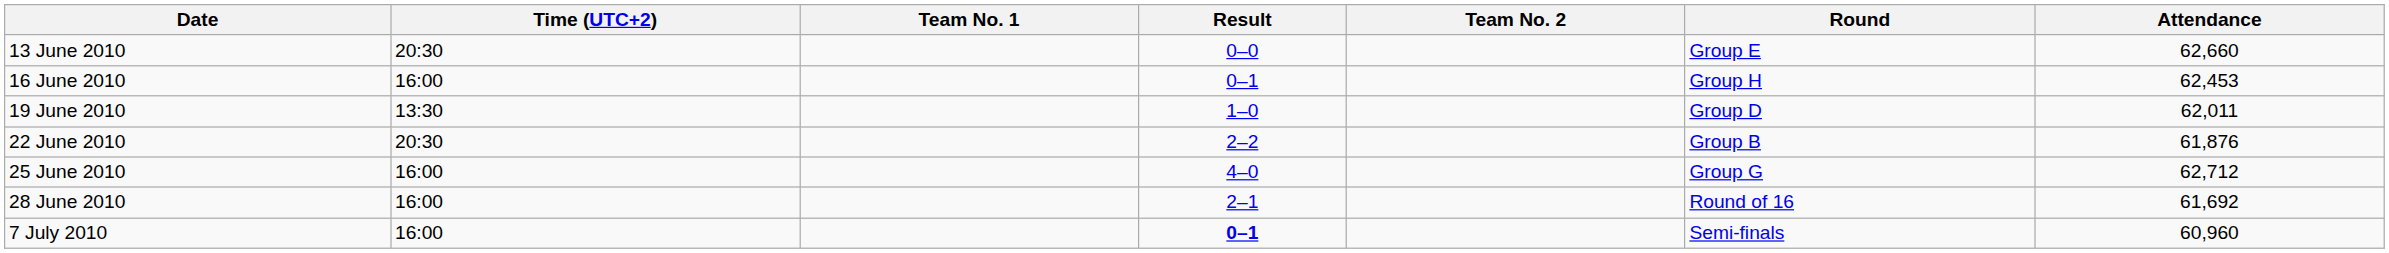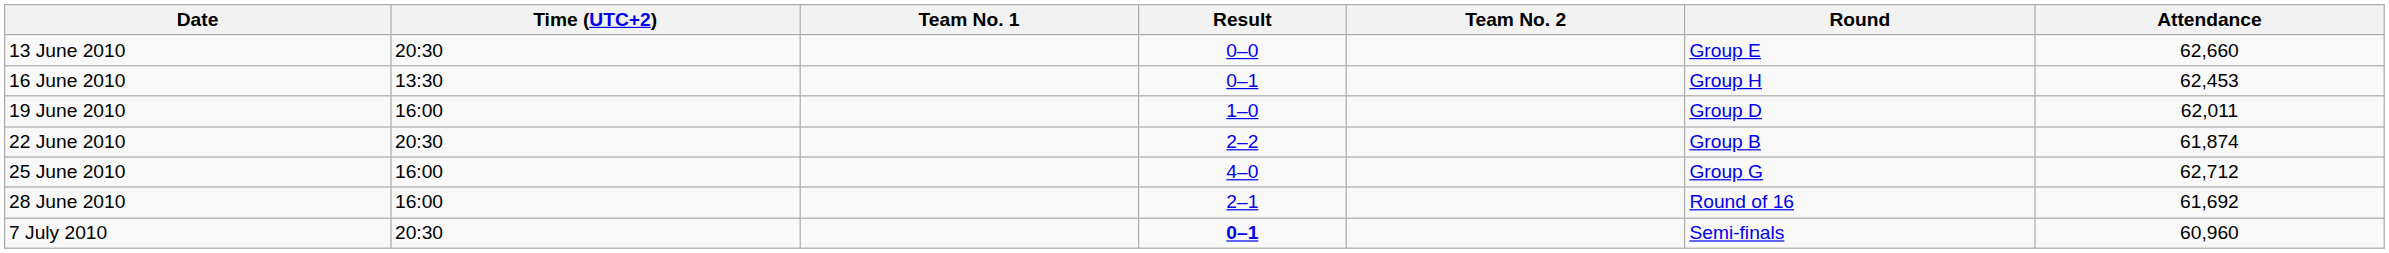(419, 80) 16:00 -> (419, 80) 13:30
(419, 111) 13:30 -> (419, 111) 16:00
(2209, 141) 61,876 -> (2209, 141) 61,874
(419, 232) 16:00 -> (419, 232) 20:30
